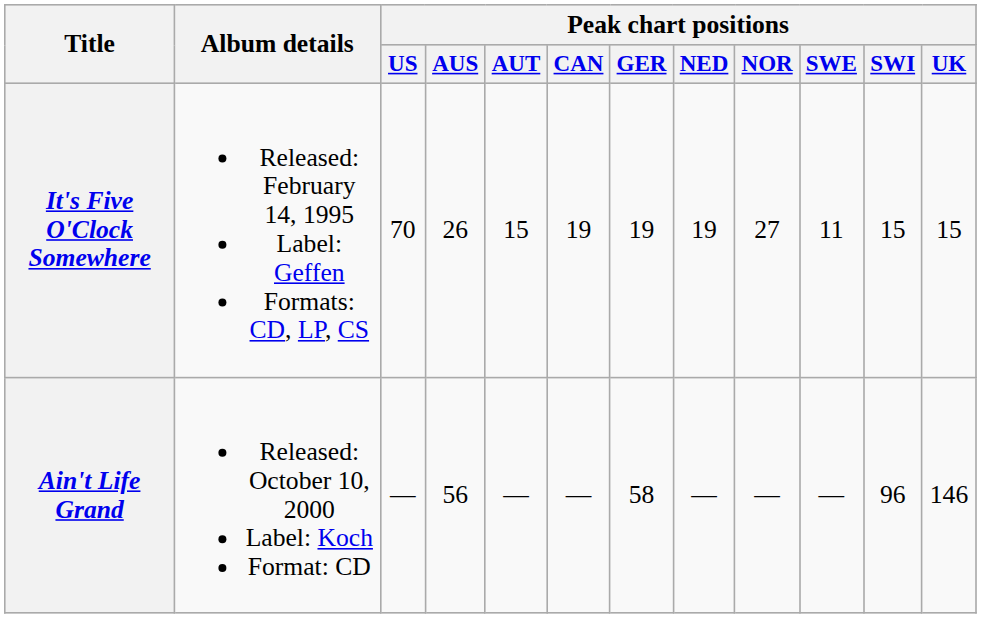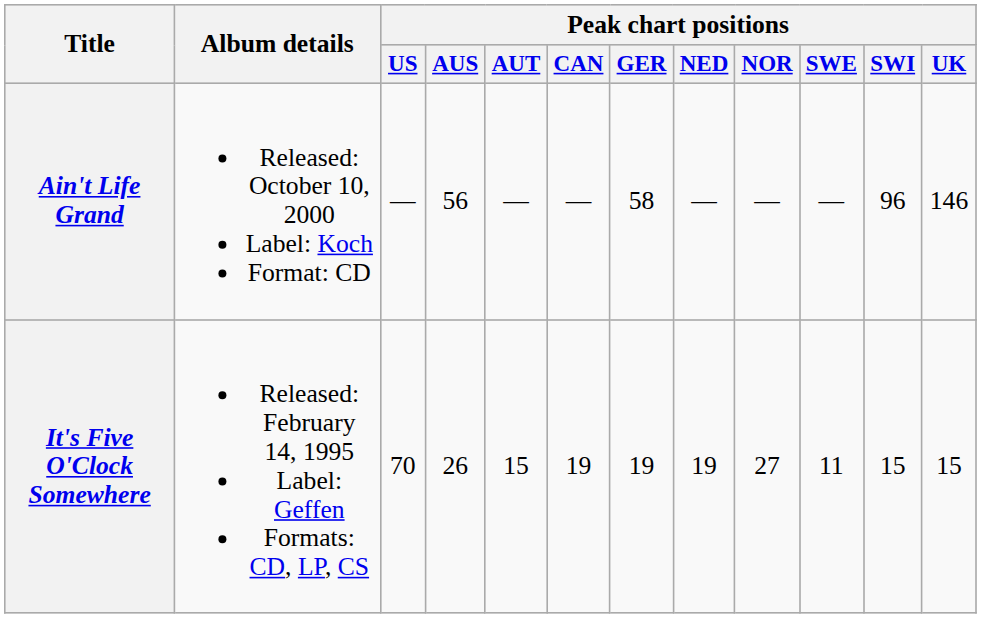rows swapped: (90, 229) <-> (90, 494)
